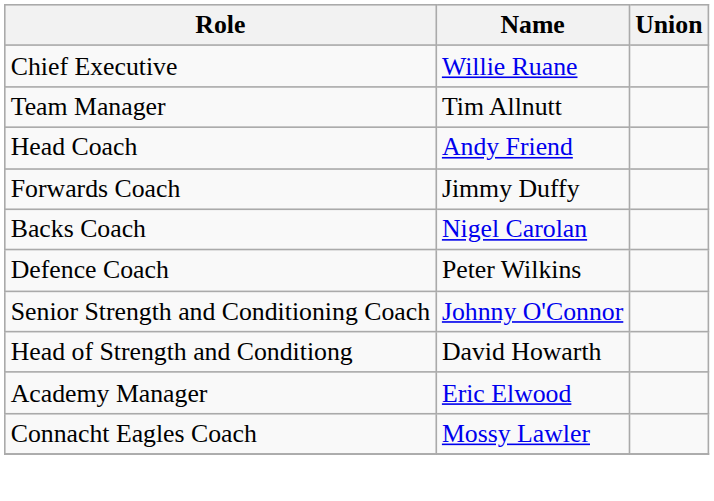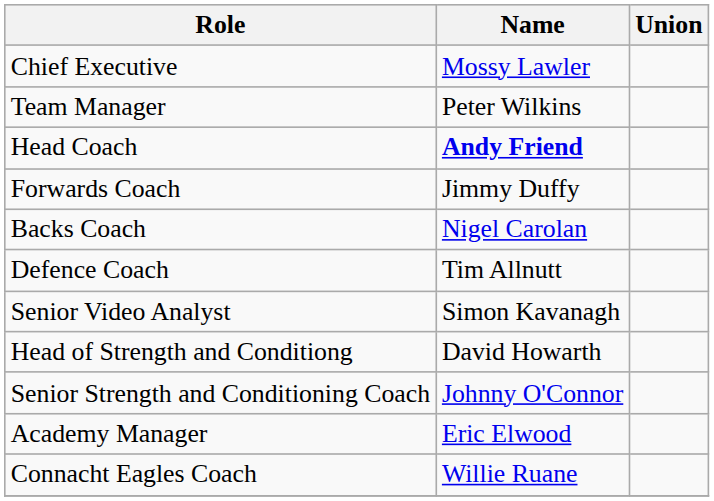(510, 65) Willie Ruane -> (516, 65) Mossy Lawler
(502, 106) Tim Allnutt -> (512, 106) Peter Wilkins
(507, 147) normal -> (512, 147) bold
(512, 270) Peter Wilkins -> (502, 270) Tim Allnutt
+ row: (121, 310)
rows swapped: (182, 351) <-> (220, 310)
(516, 433) Mossy Lawler -> (510, 474) Willie Ruane
